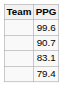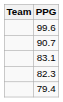+ row: (46, 74)
